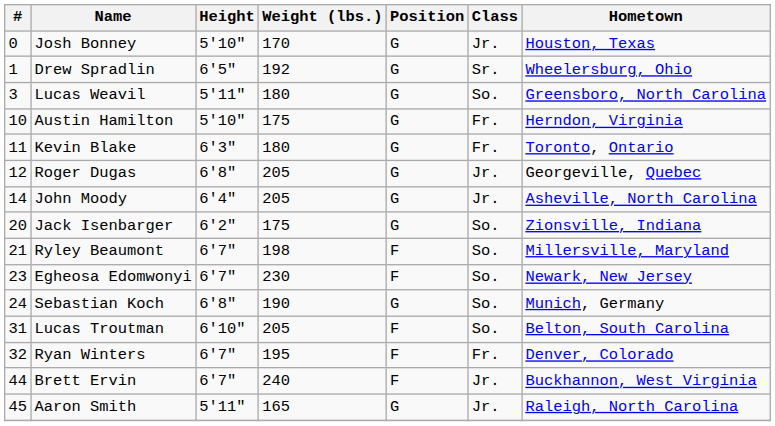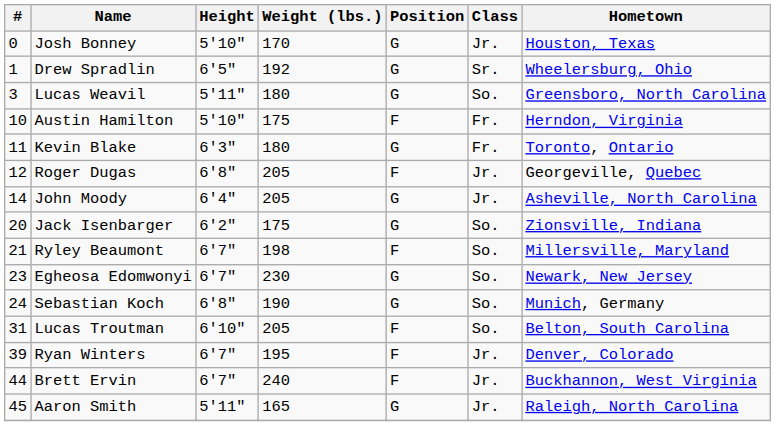(395, 121) G -> (395, 121) F
(395, 173) G -> (395, 173) F
(395, 277) F -> (395, 277) G
(18, 355) 32 -> (18, 355) 39
(486, 355) Fr. -> (486, 355) Jr.
